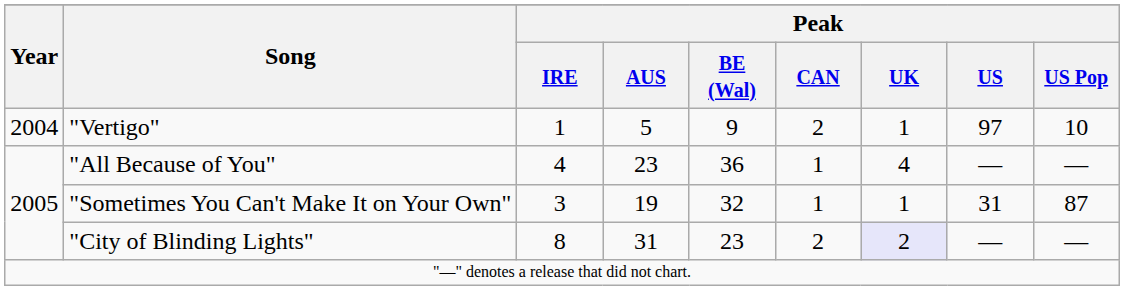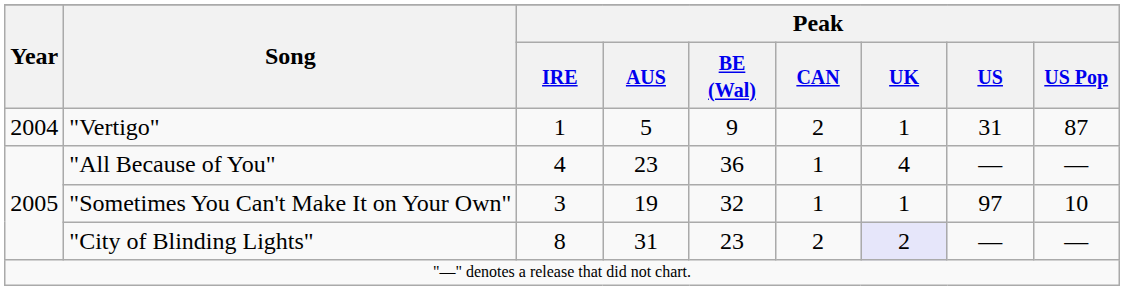(990, 126) 97 -> (990, 126) 31
(1076, 126) 10 -> (1076, 126) 87
(990, 202) 31 -> (990, 202) 97
(1076, 202) 87 -> (1076, 202) 10
